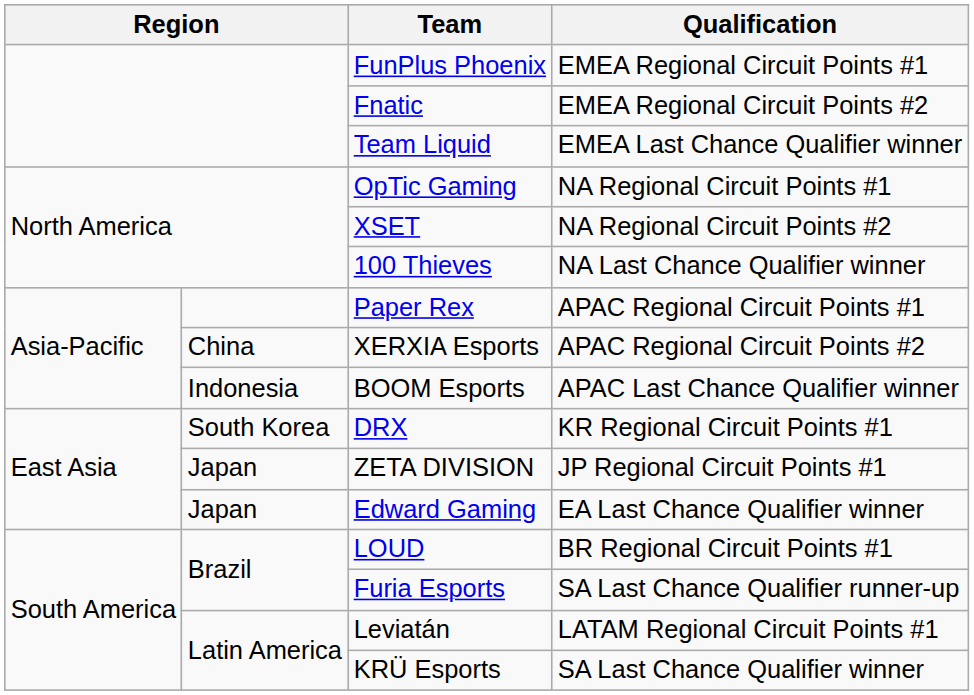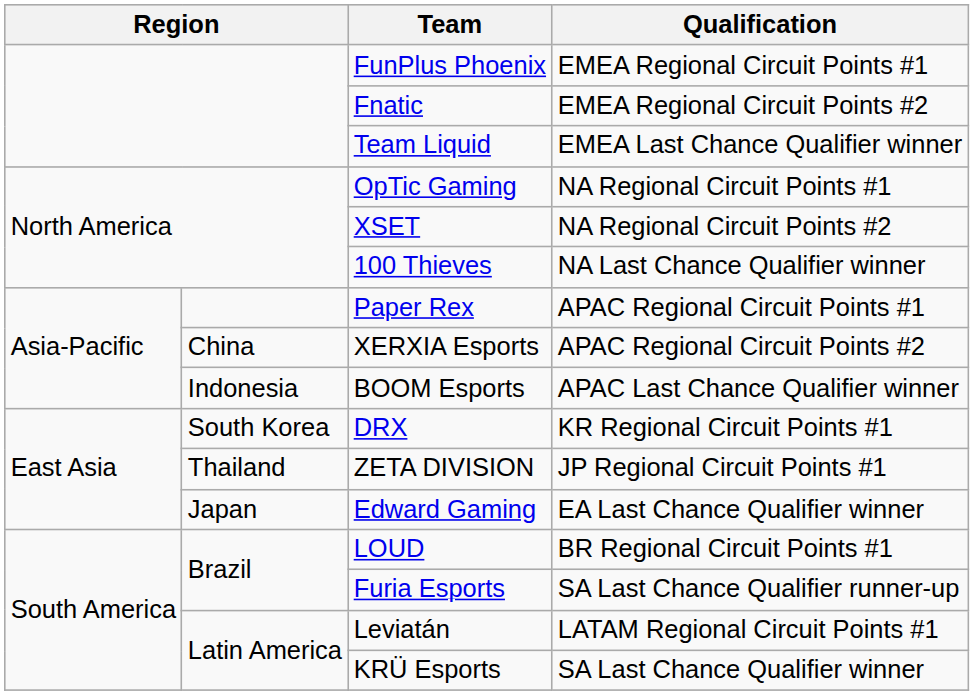(223, 468) Japan -> (237, 468) Thailand
